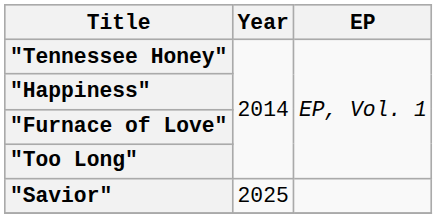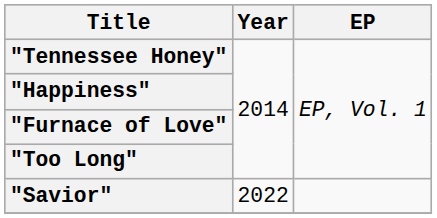(263, 196) 2025 -> (263, 196) 2022
